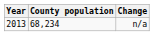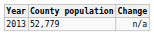(45, 24) 68,234 -> (45, 24) 52,779
